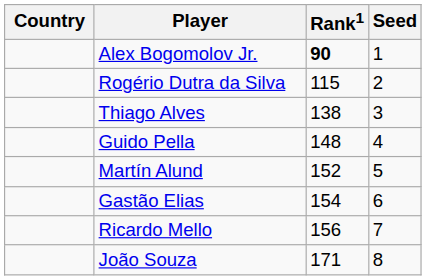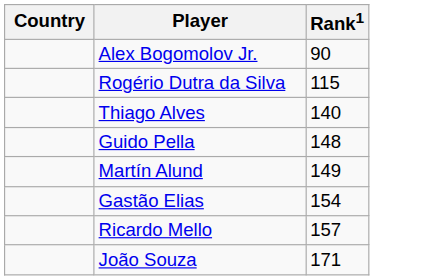- column: (395, 21)
(320, 53) bold -> (320, 53) normal
(326, 112) 138 -> (326, 112) 140
(326, 171) 152 -> (326, 171) 149
(326, 230) 156 -> (326, 230) 157
